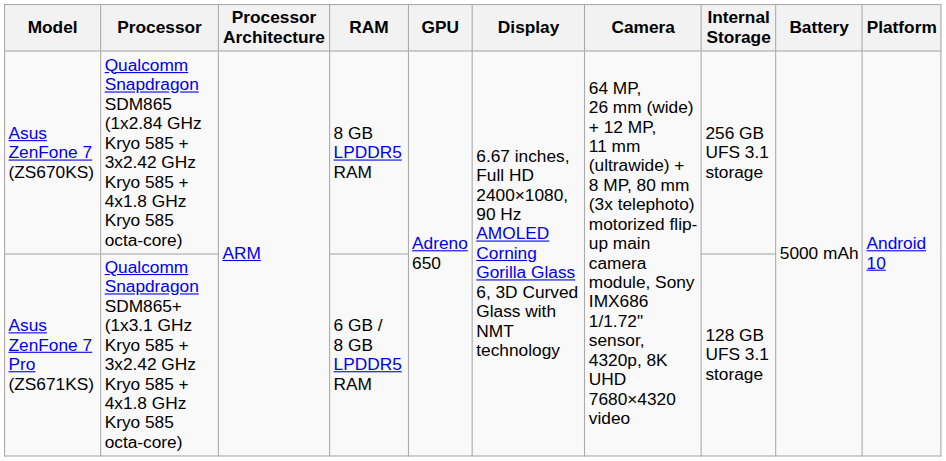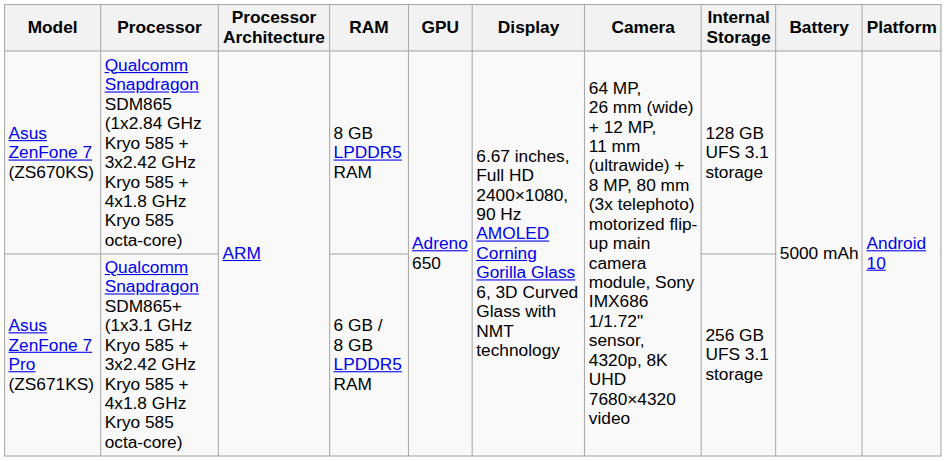(737, 152) 256 GB UFS 3.1 storage -> (737, 152) 128 GB UFS 3.1 storage
(737, 354) 128 GB UFS 3.1 storage -> (737, 354) 256 GB UFS 3.1 storage
